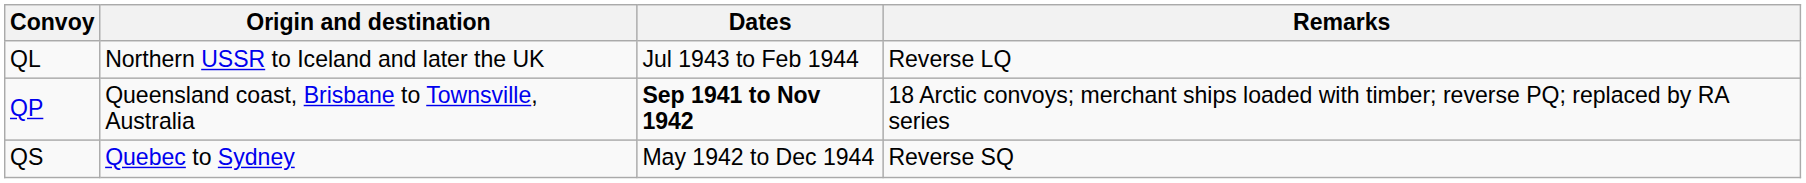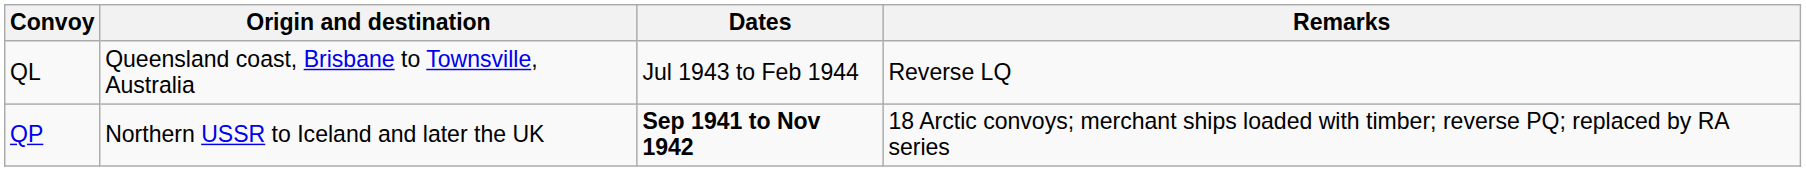(325, 59) Northern USSR to Iceland and later the UK -> (321, 72) Queensland coast, Brisbane to Townsville, Australia
(321, 108) Queensland coast, Brisbane to Townsville, Australia -> (325, 134) Northern USSR to Iceland and later the UK
- row: (27, 158)
